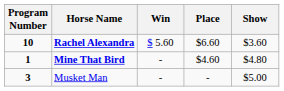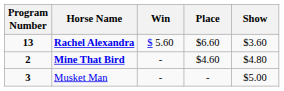(28, 43) 10 -> (28, 43) 13
(28, 60) 1 -> (28, 60) 2
